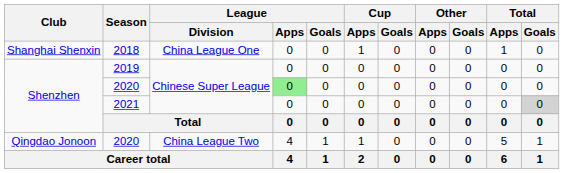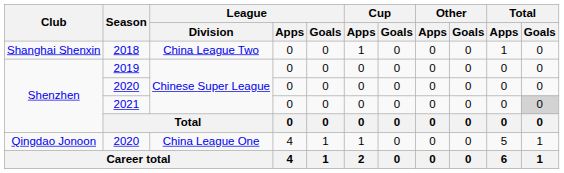(211, 50) China League One -> (211, 50) China League Two
(290, 86) lightgreen background -> (290, 86) no background
(211, 141) China League Two -> (211, 141) China League One
